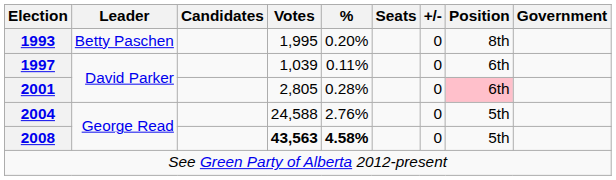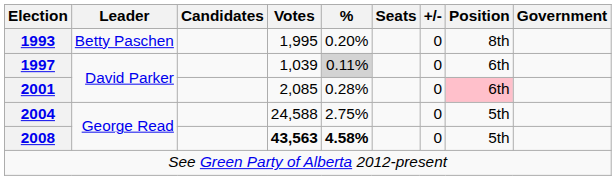(347, 65) no background -> (347, 65) lightgrey background
(299, 89) 2,805 -> (299, 89) 2,085
(347, 114) 2.76% -> (347, 114) 2.75%
